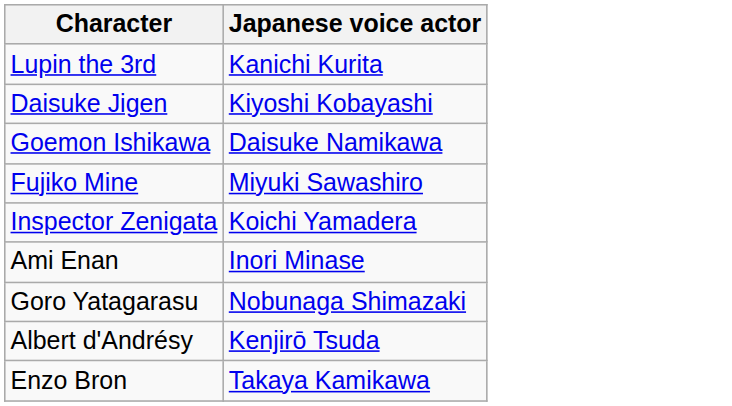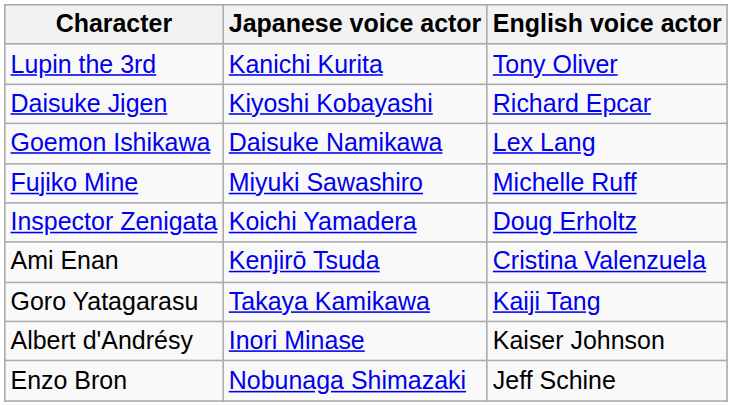+ column: (607, 24)
(297, 261) Inori Minase -> (304, 261) Kenjirō Tsuda
(347, 301) Nobunaga Shimazaki -> (329, 301) Takaya Kamikawa
(304, 340) Kenjirō Tsuda -> (297, 340) Inori Minase
(329, 380) Takaya Kamikawa -> (347, 380) Nobunaga Shimazaki
